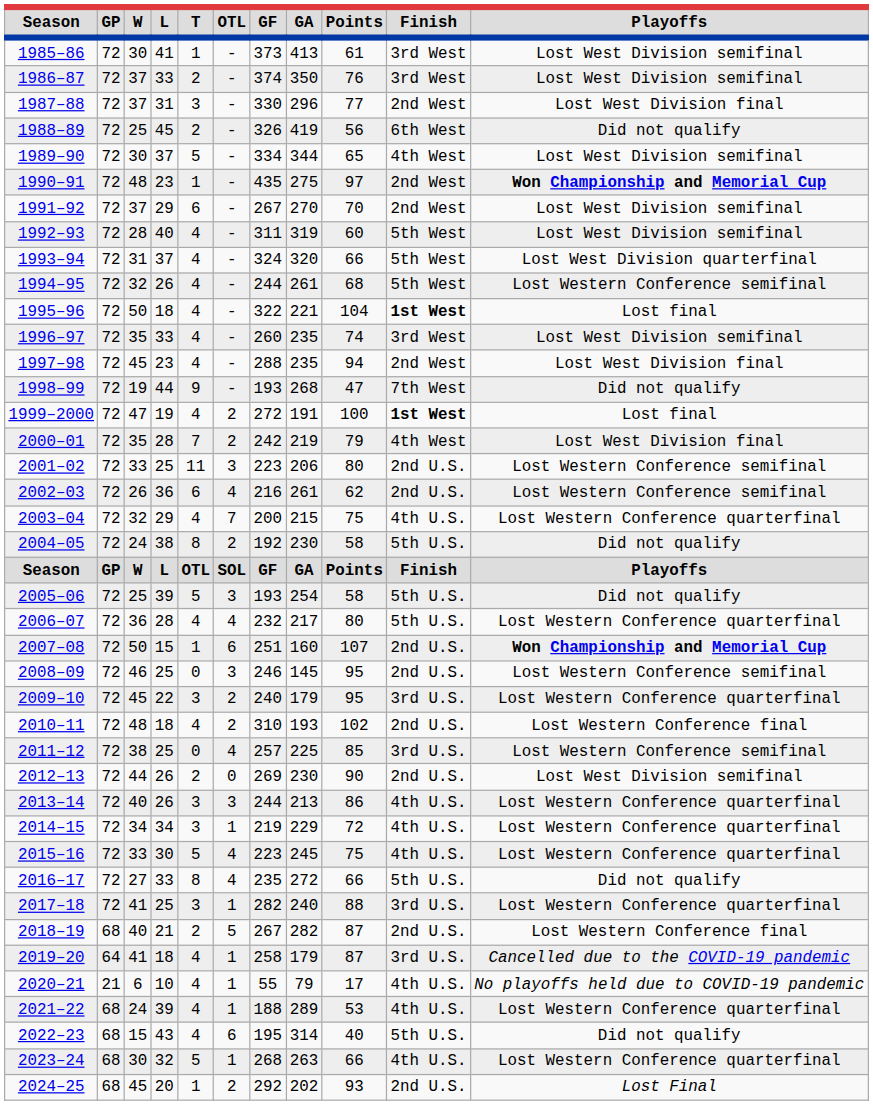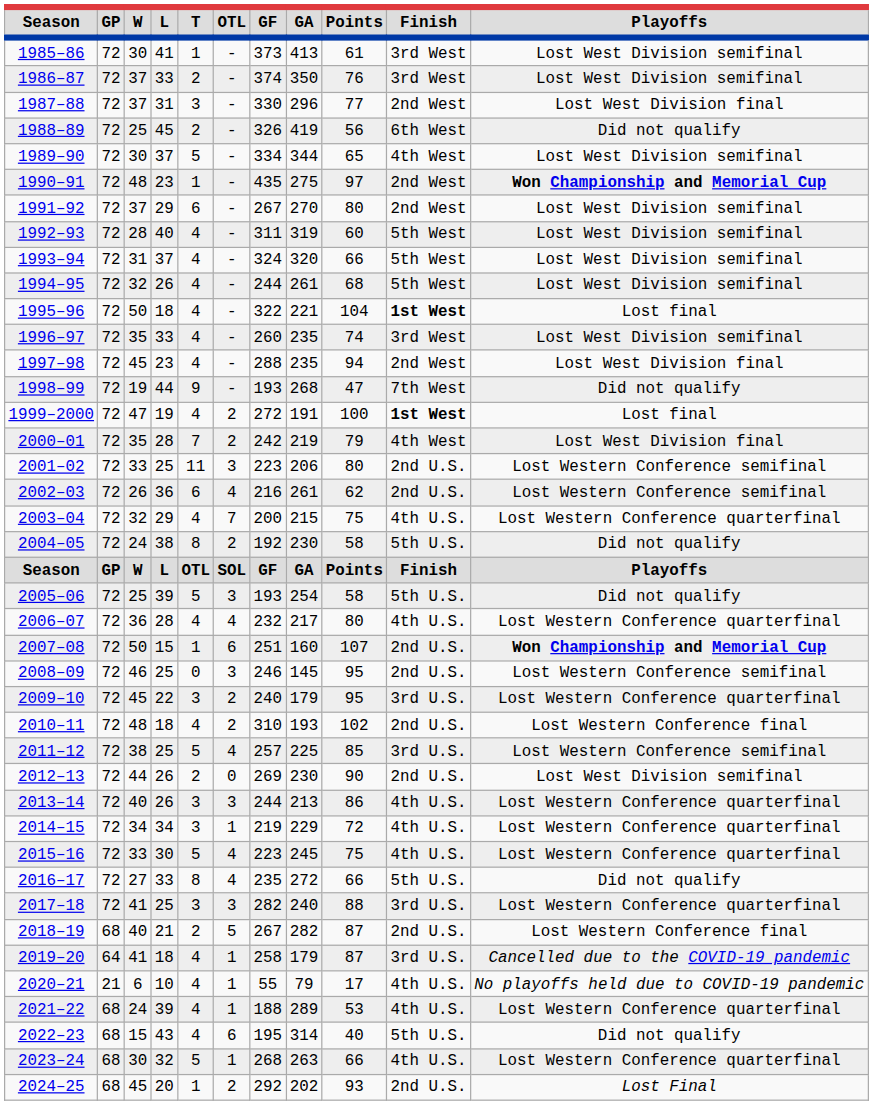(354, 208) 70 -> (354, 208) 80
(669, 260) Lost West Division quarterfinal -> (669, 260) Lost West Division semifinal
(669, 286) Lost Western Conference semifinal -> (669, 286) Lost West Division semifinal
(429, 622) 5th U.S. -> (429, 622) 4th U.S.
(196, 751) 0 -> (196, 751) 5
(232, 906) 1 -> (232, 906) 3
